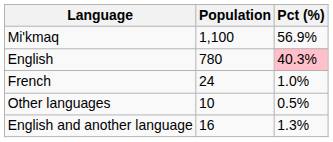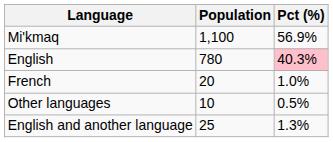(207, 81) 24 -> (207, 81) 20
(207, 125) 16 -> (207, 125) 25
